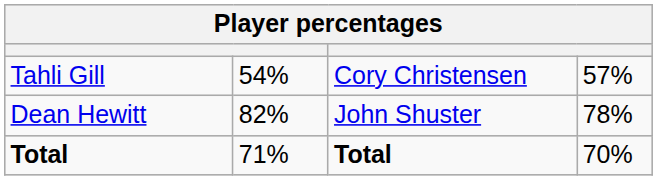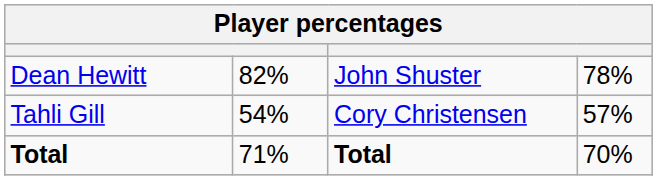rows swapped: (58, 75) <-> (79, 114)
